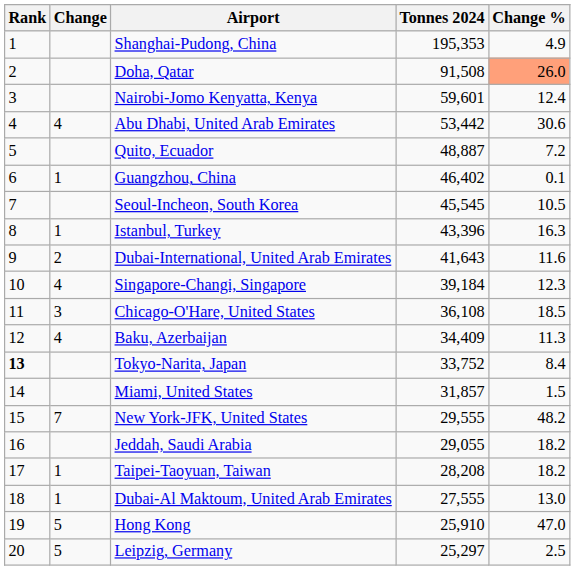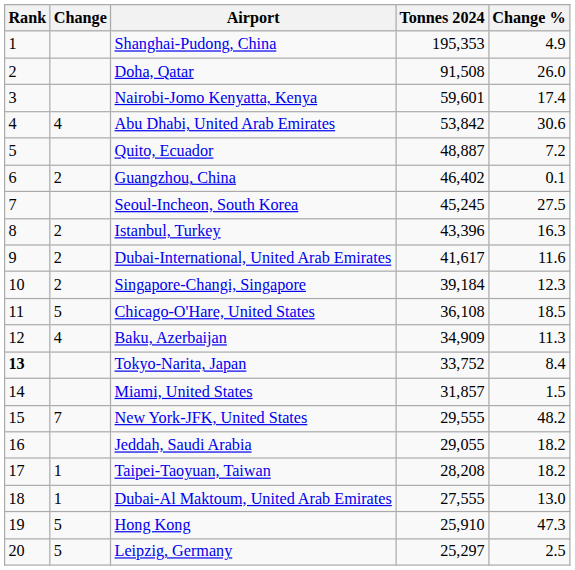(551, 70) lightsalmon background -> (551, 70) no background
(551, 97) 12.4 -> (551, 97) 17.4
(462, 124) 53,442 -> (462, 124) 53,842
(58, 177) 1 -> (58, 177) 2
(462, 204) 45,545 -> (462, 204) 45,245
(551, 204) 10.5 -> (551, 204) 27.5
(58, 231) 1 -> (58, 231) 2
(462, 257) 41,643 -> (462, 257) 41,617
(58, 284) 4 -> (58, 284) 2
(58, 311) 3 -> (58, 311) 5
(462, 337) 34,409 -> (462, 337) 34,909
(551, 524) 47.0 -> (551, 524) 47.3
